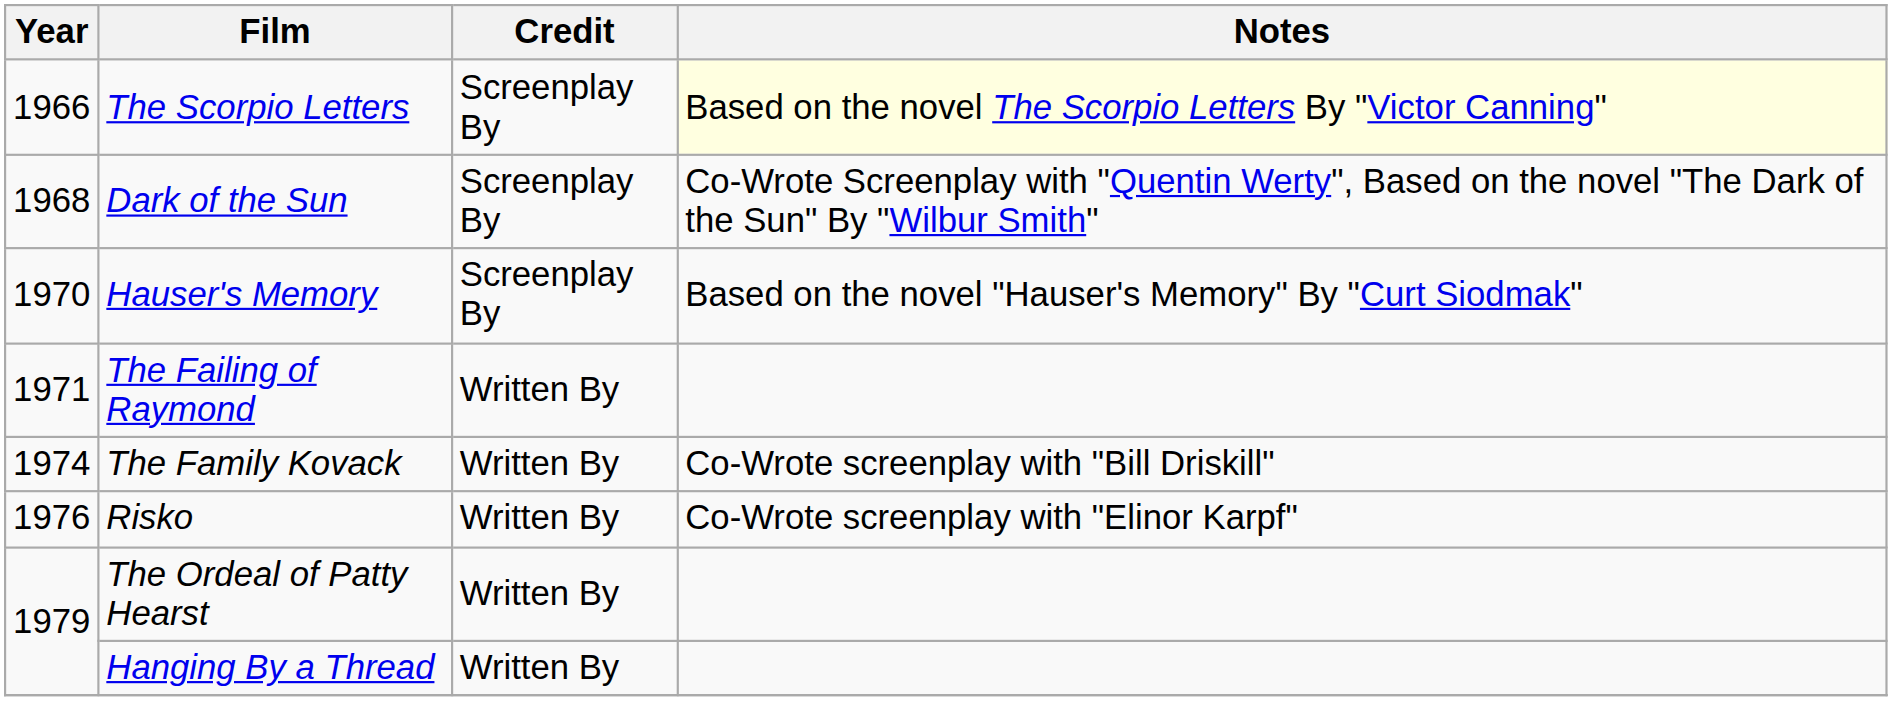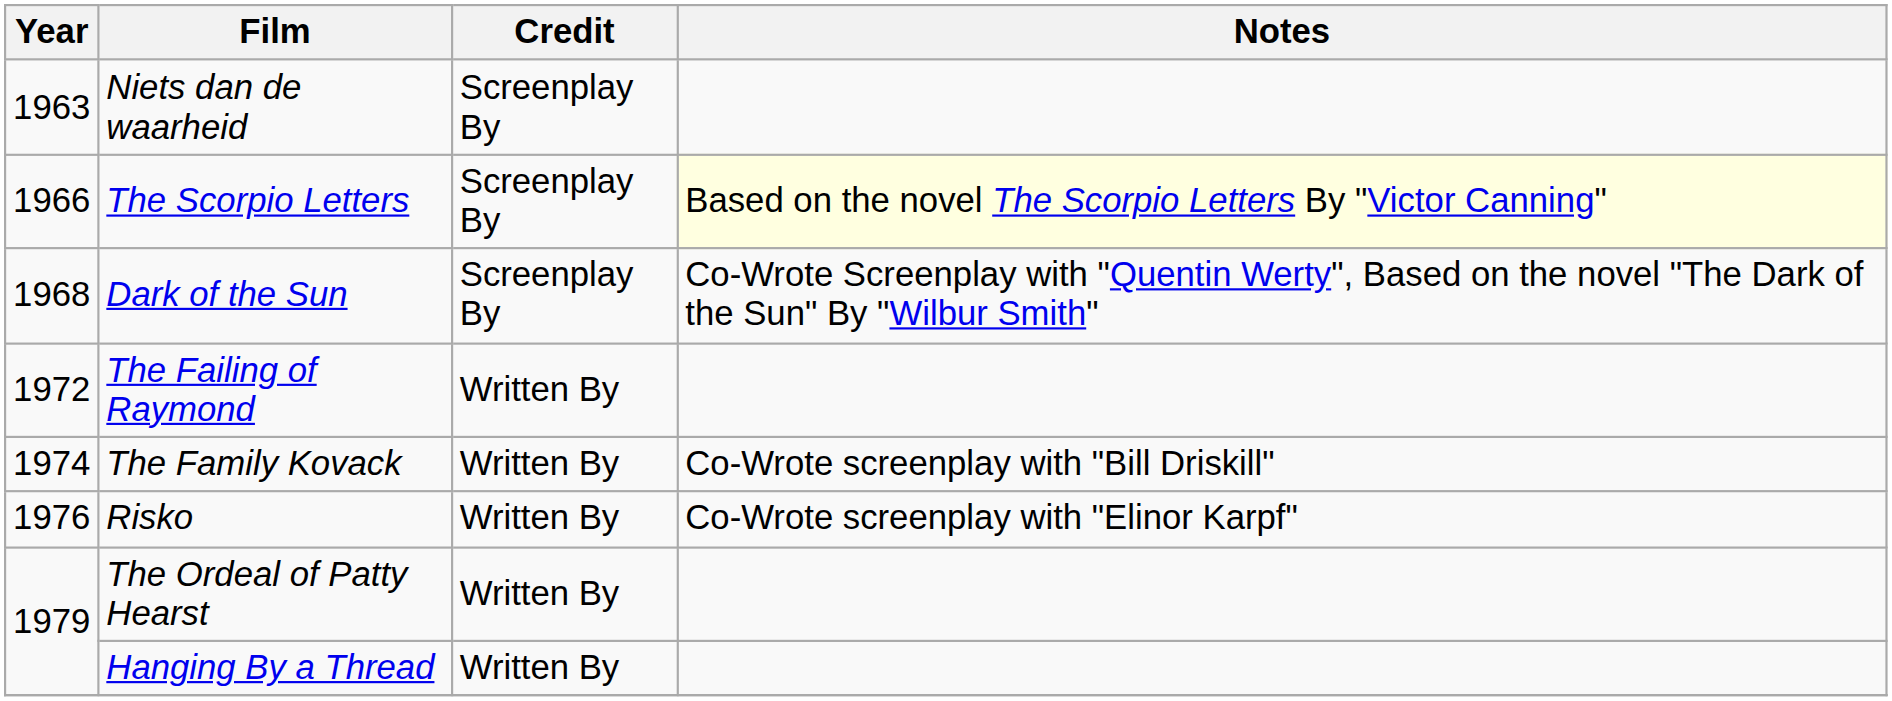+ row: (204, 106)
- row: (242, 294)
(52, 388) 1971 -> (52, 388) 1972
